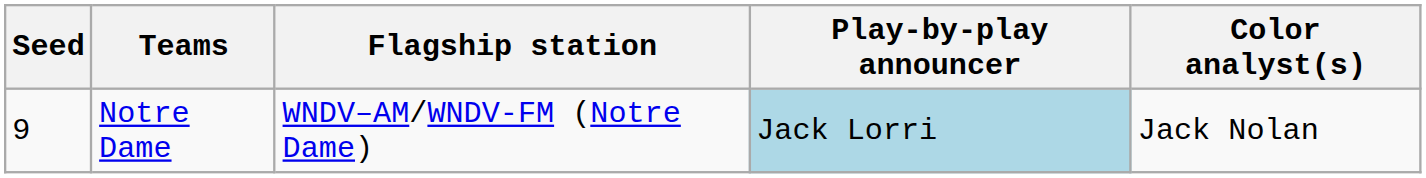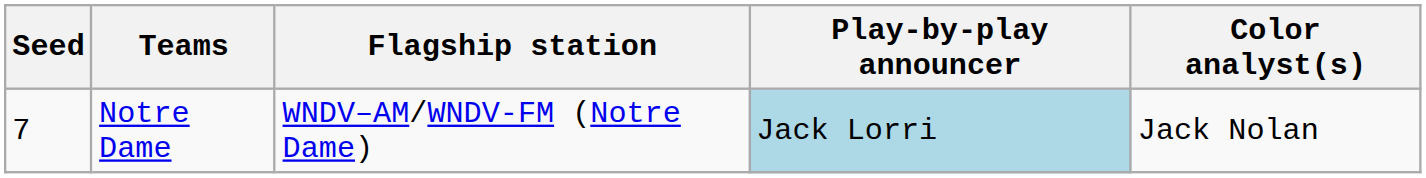(21, 131) 9 -> (21, 131) 7
